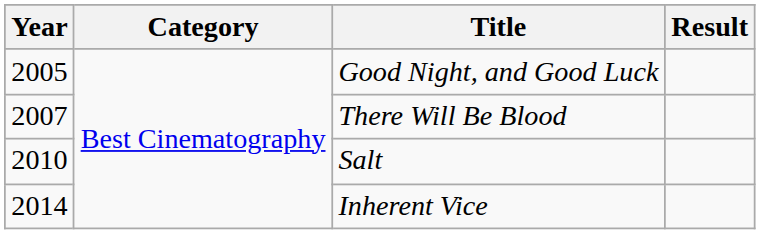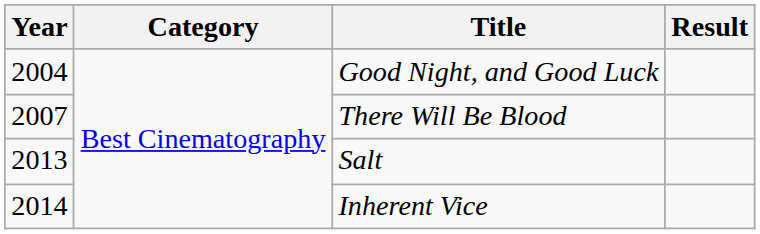(40, 71) 2005 -> (40, 71) 2004
(40, 160) 2010 -> (40, 160) 2013
